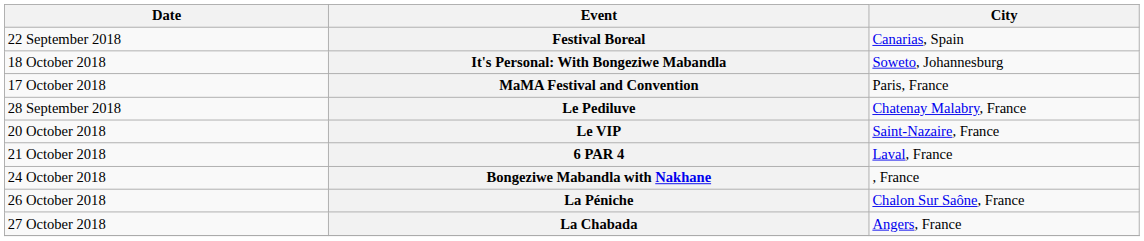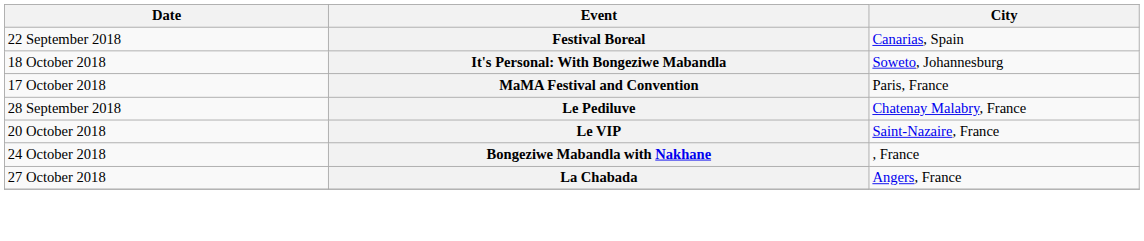- row: (599, 154)
- row: (599, 200)
